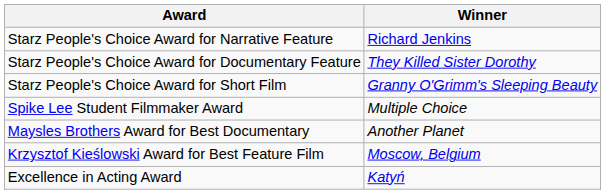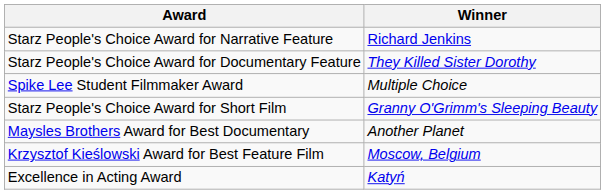rows swapped: (147, 85) <-> (125, 108)
